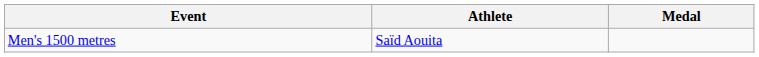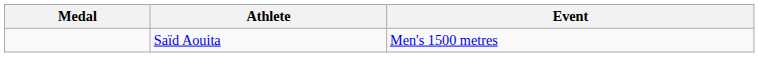columns swapped: (681, 16) <-> (188, 16)
